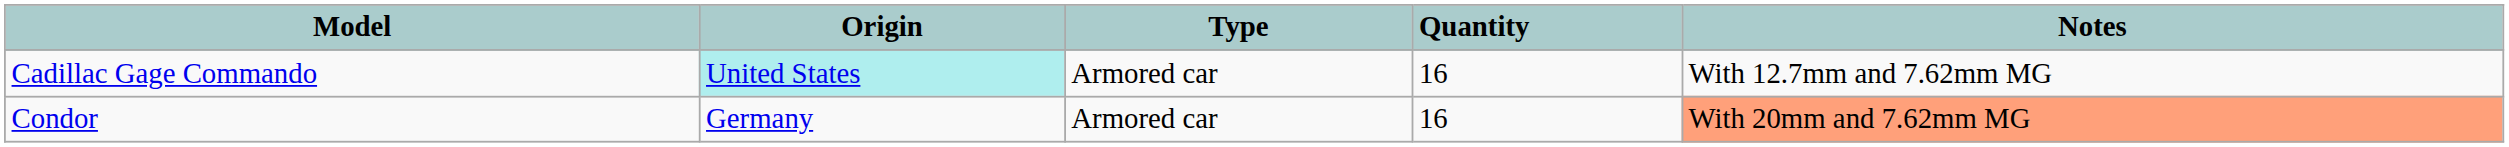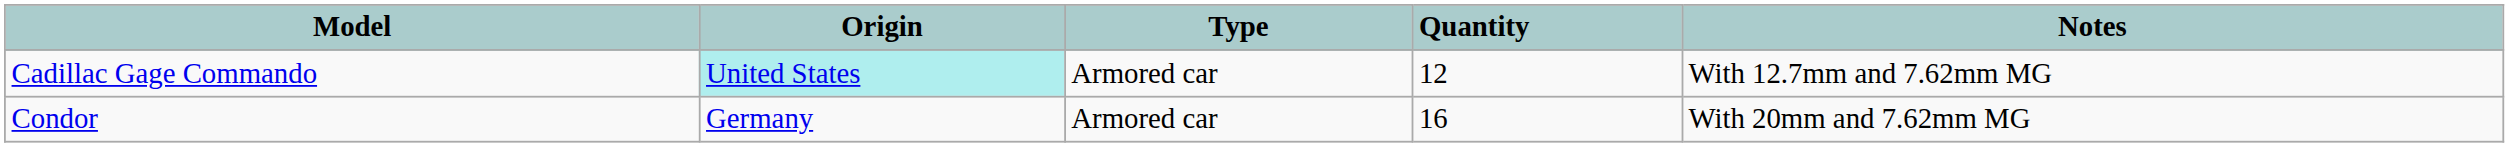(1433, 73) 16 -> (1433, 73) 12
(1859, 118) lightsalmon background -> (1859, 118) no background
